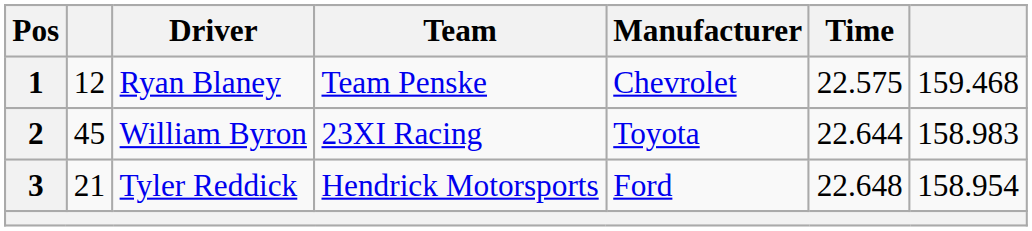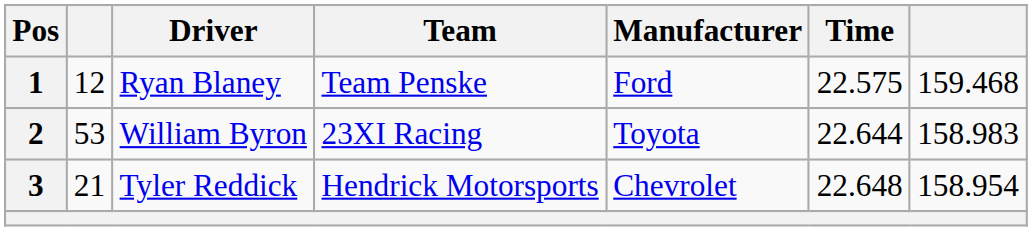(675, 82) Chevrolet -> (643, 82) Ford
(89, 133) 45 -> (89, 133) 53
(643, 185) Ford -> (675, 185) Chevrolet
